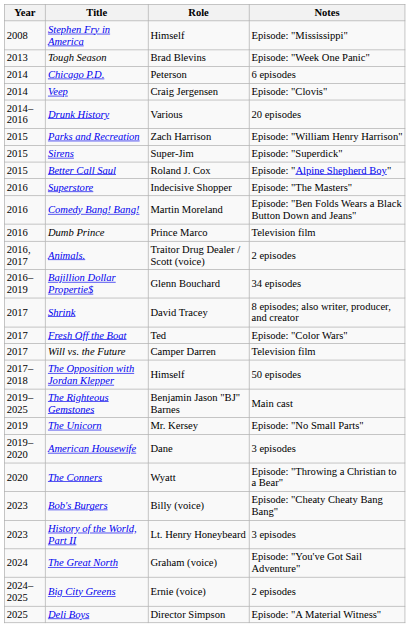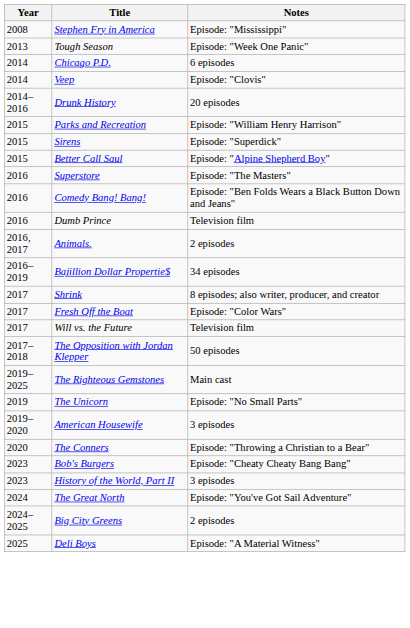- column: (199, 12)
